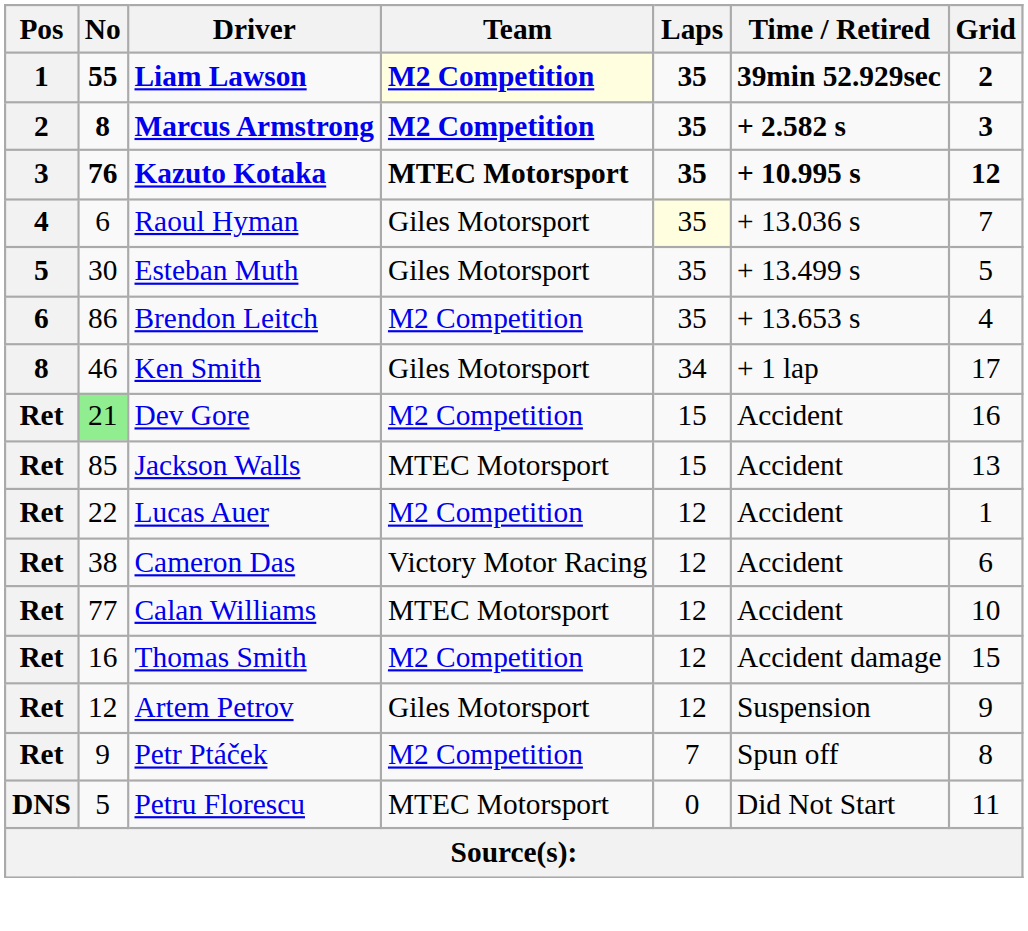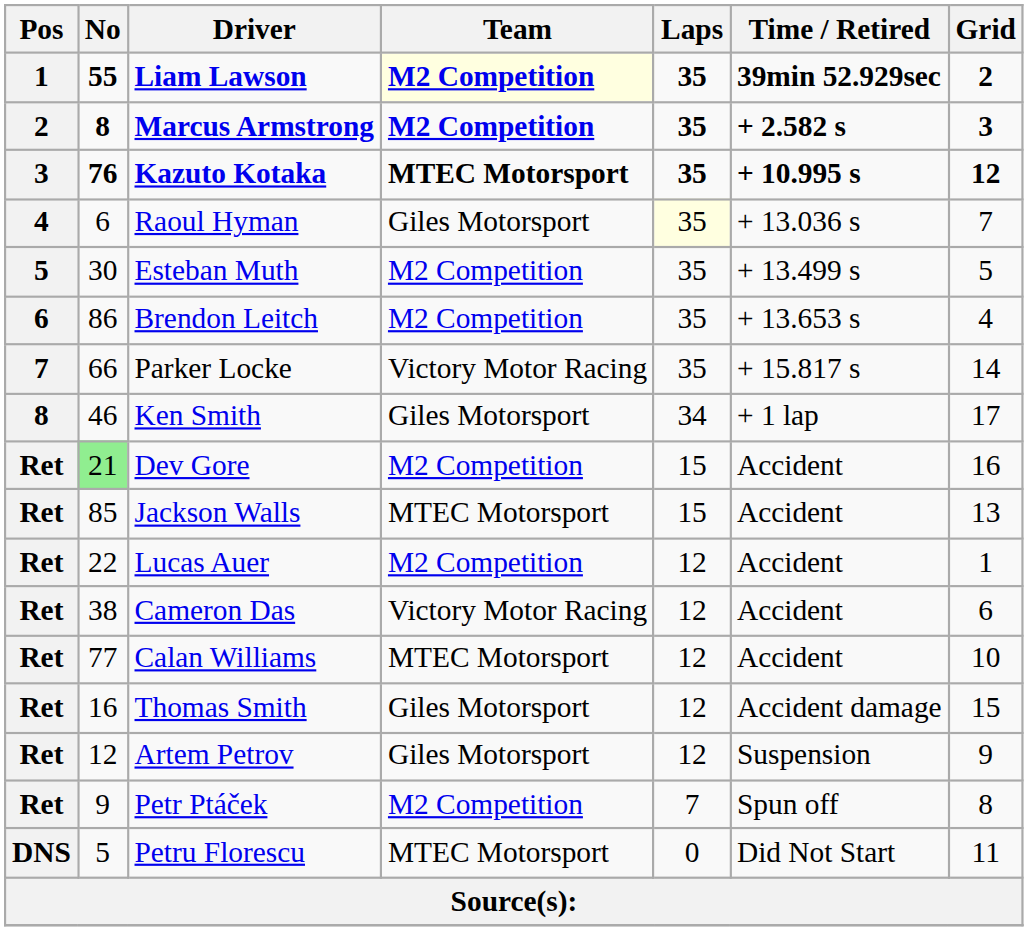(489, 270) Giles Motorsport -> (485, 270) M2 Competition
+ row: (213, 367)
(485, 658) M2 Competition -> (489, 706) Giles Motorsport
